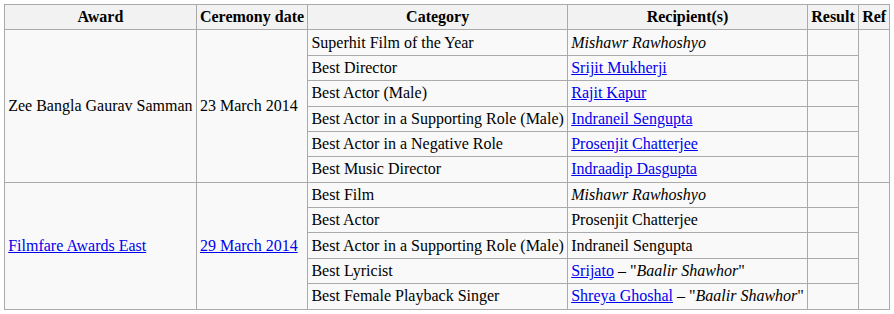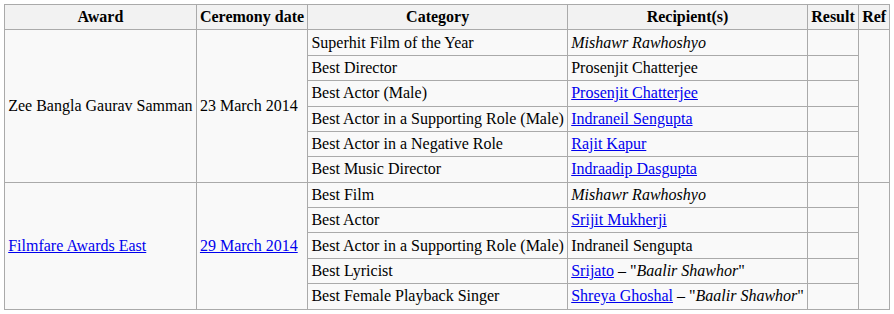(619, 67) Srijit Mukherji -> (635, 67) Prosenjit Chatterjee
(609, 93) Rajit Kapur -> (635, 93) Prosenjit Chatterjee
(635, 144) Prosenjit Chatterjee -> (609, 144) Rajit Kapur
(635, 220) Prosenjit Chatterjee -> (619, 220) Srijit Mukherji
